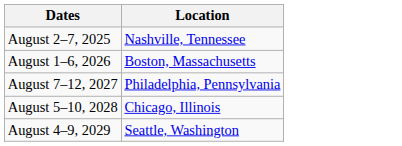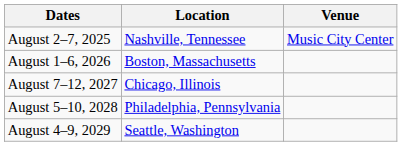+ column: (340, 15)
(202, 84) Philadelphia, Pennsylvania -> (172, 84) Chicago, Illinois
(172, 107) Chicago, Illinois -> (202, 107) Philadelphia, Pennsylvania
